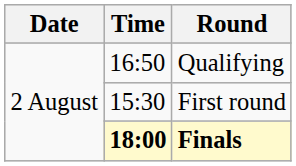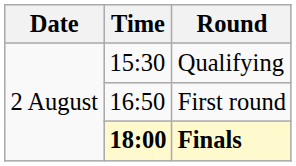(137, 62) 16:50 -> (137, 62) 15:30
(137, 101) 15:30 -> (137, 101) 16:50
